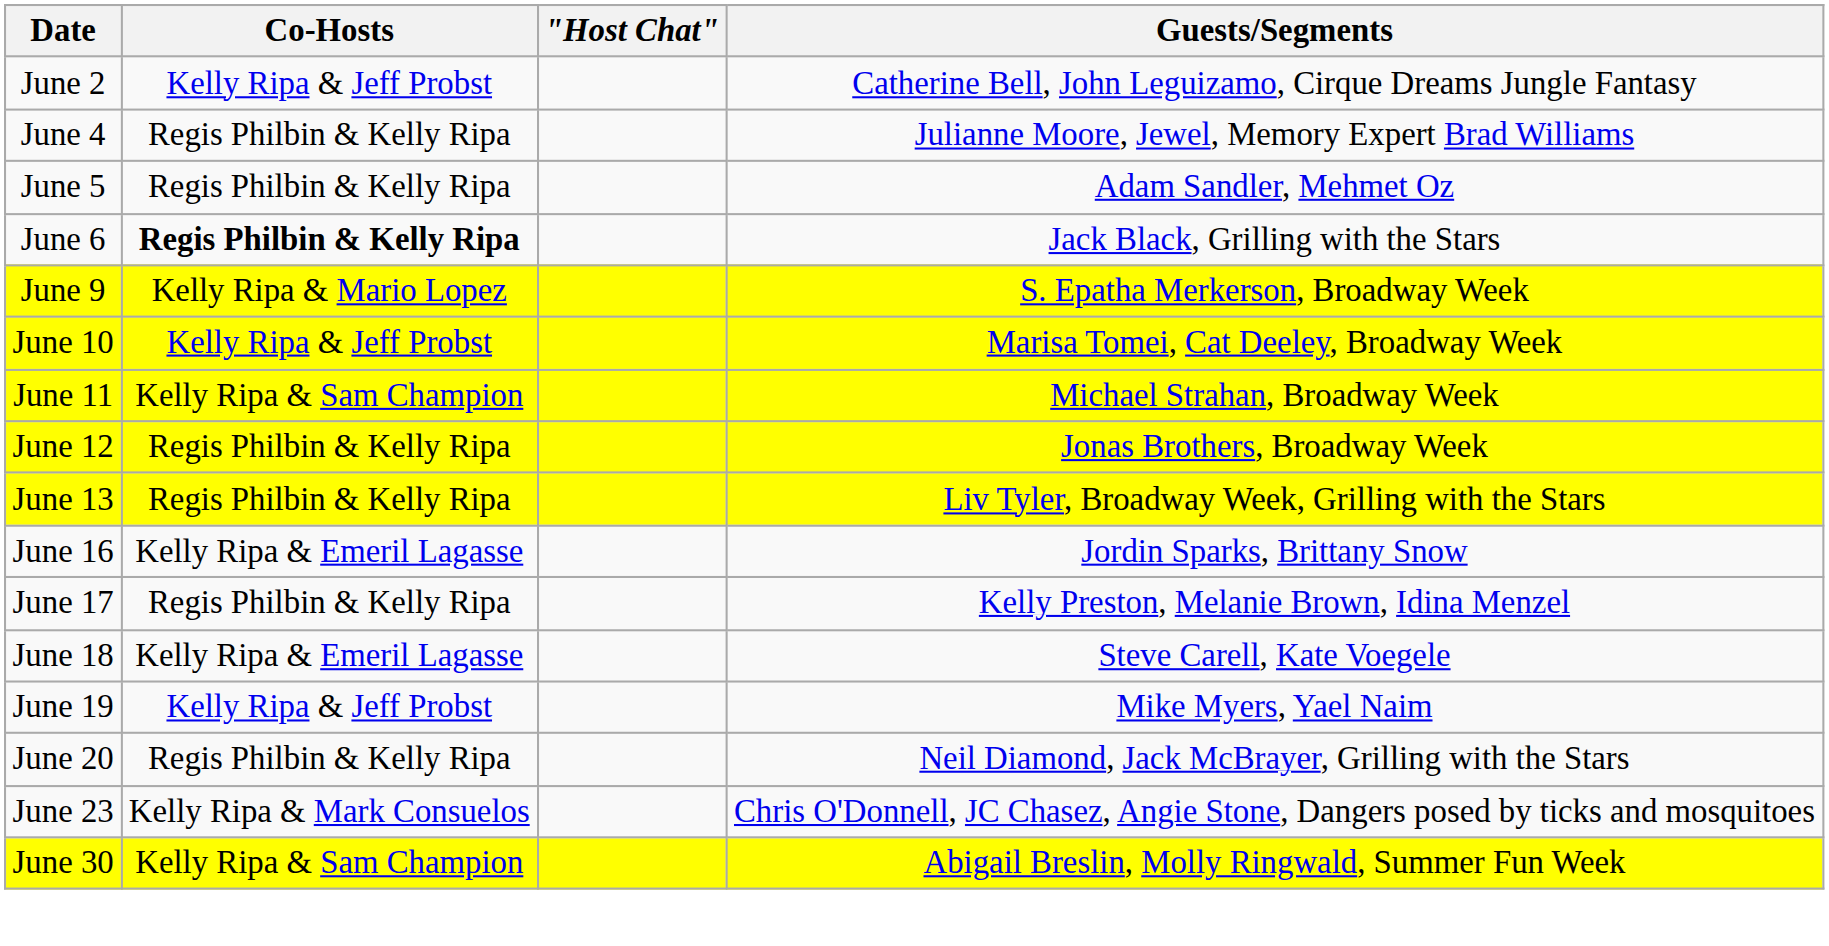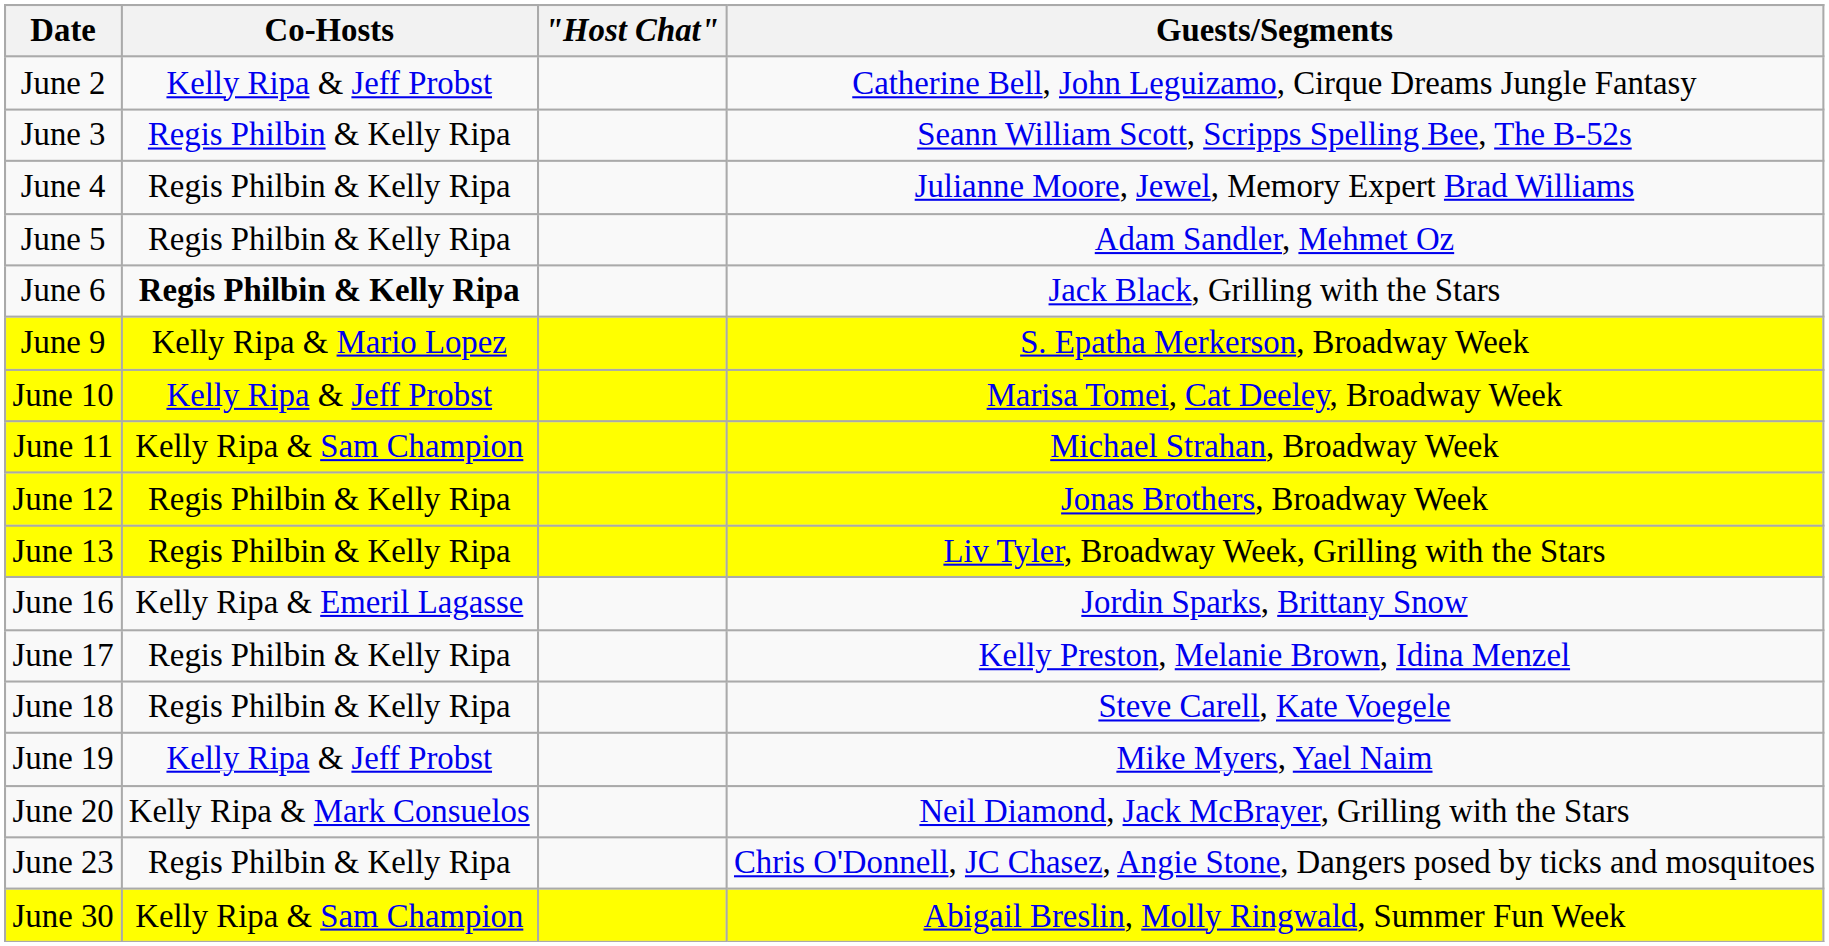+ row: (63, 134)
(329, 654) Kelly Ripa & Emeril Lagasse -> (329, 706) Regis Philbin & Kelly Ripa
(329, 758) Regis Philbin & Kelly Ripa -> (329, 810) Kelly Ripa & Mark Consuelos
(329, 810) Kelly Ripa & Mark Consuelos -> (329, 862) Regis Philbin & Kelly Ripa
